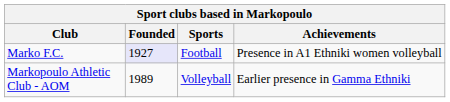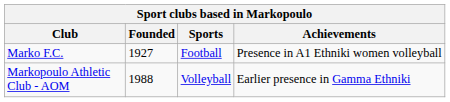(141, 53) lavender background -> (141, 53) no background
(141, 79) 1989 -> (141, 79) 1988
